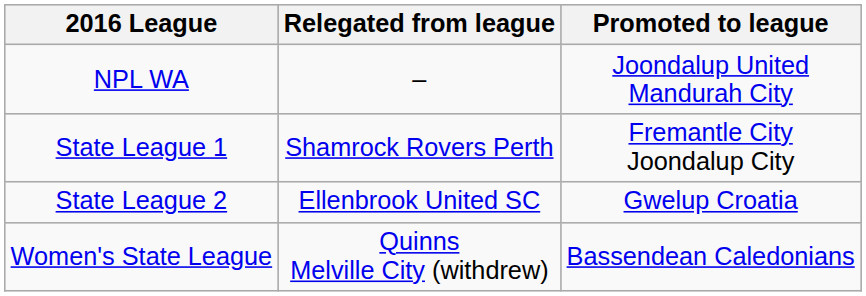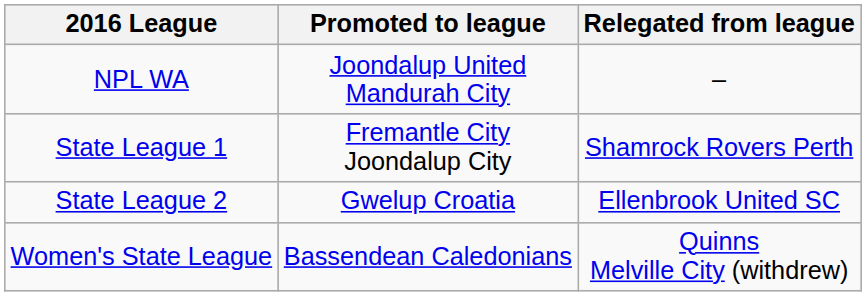columns swapped: (711, 24) <-> (419, 24)
